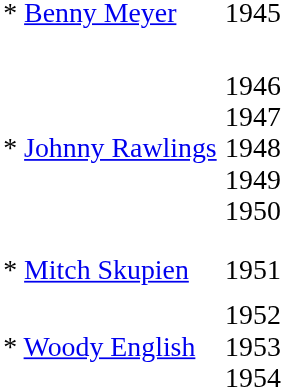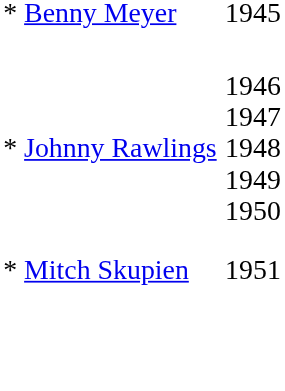- row: (99, 346)
